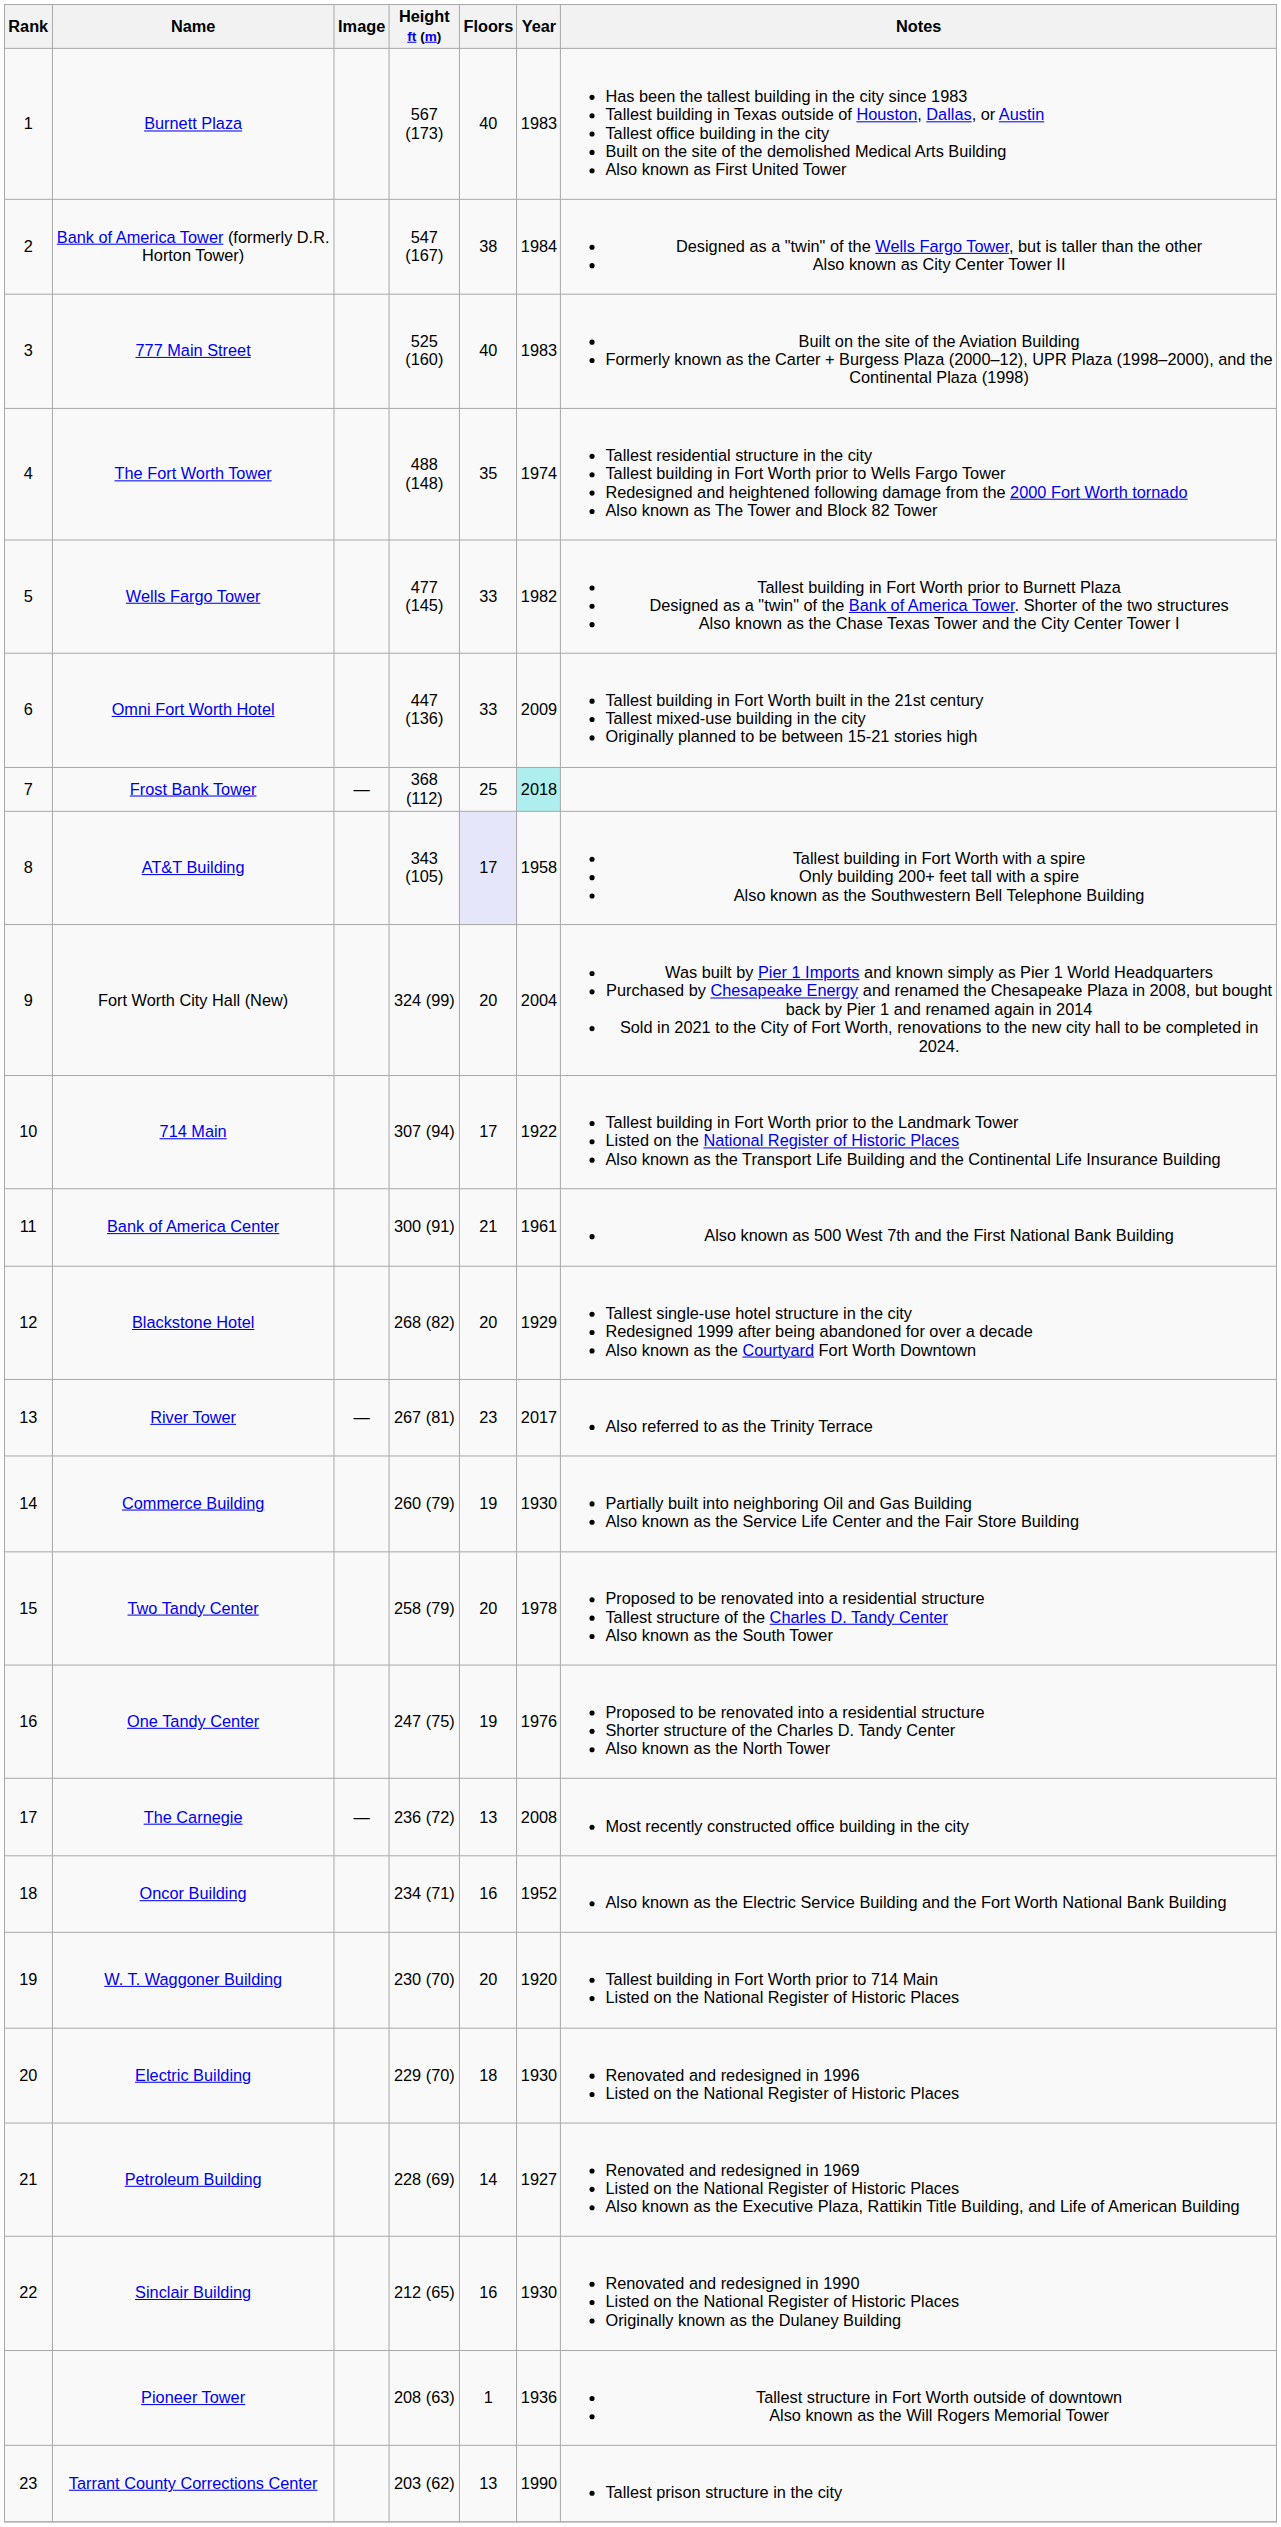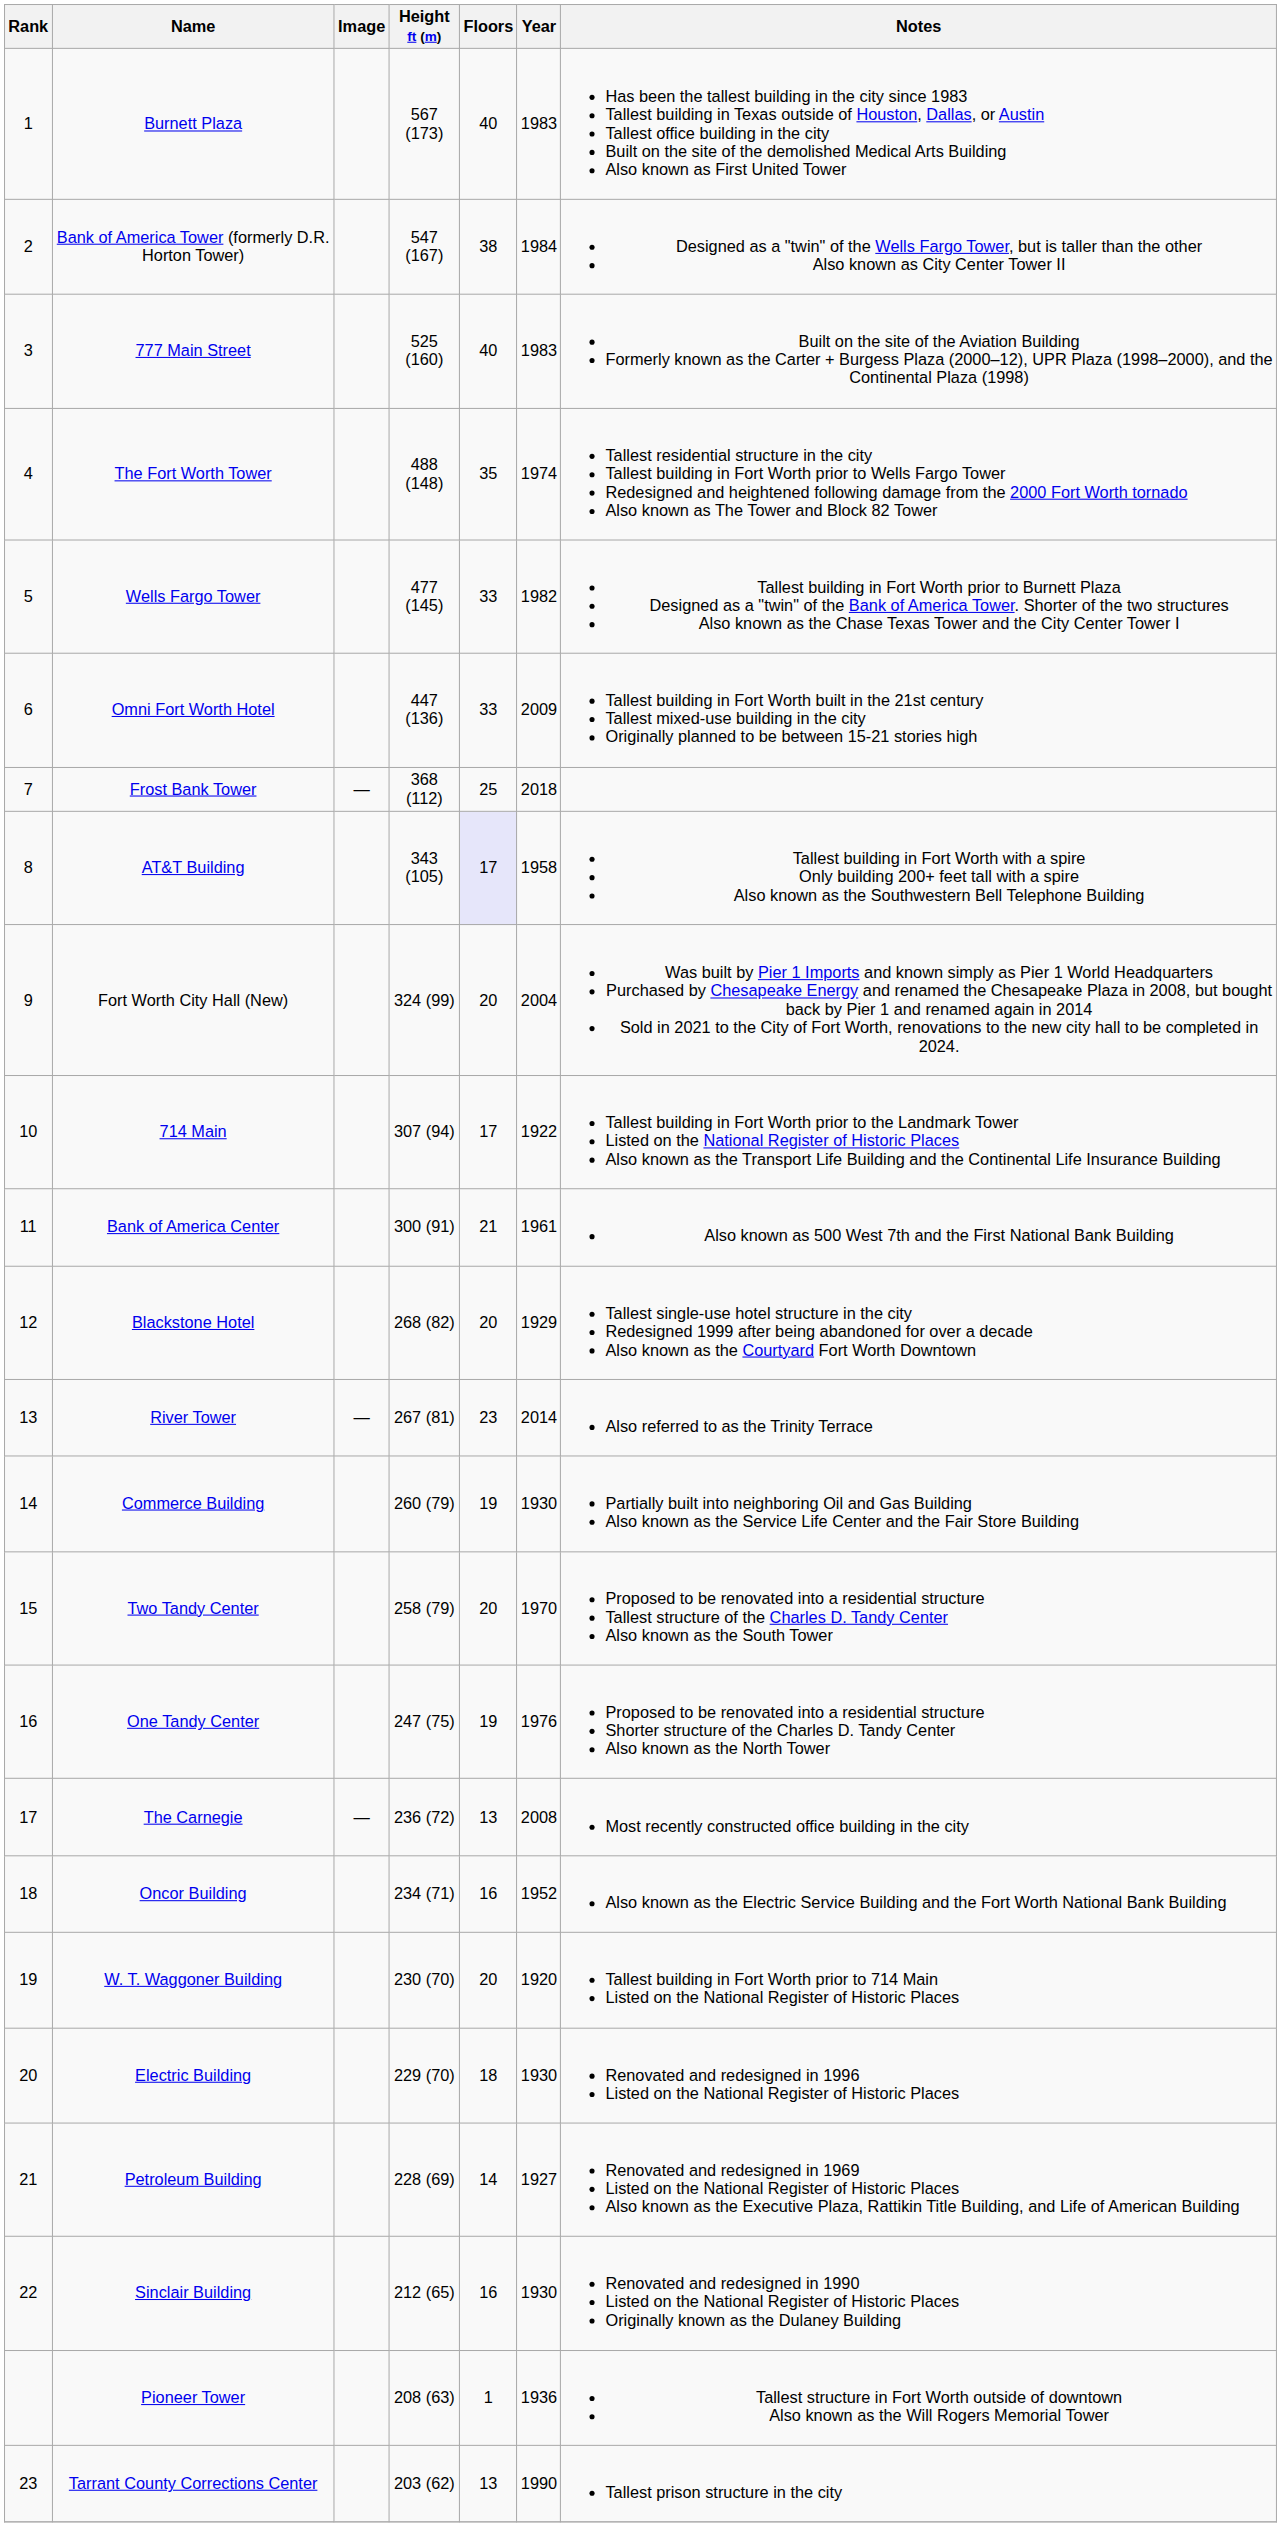(539, 789) paleturquoise background -> (539, 789) no background
(539, 1417) 2017 -> (539, 1417) 2014
(539, 1608) 1978 -> (539, 1608) 1970
